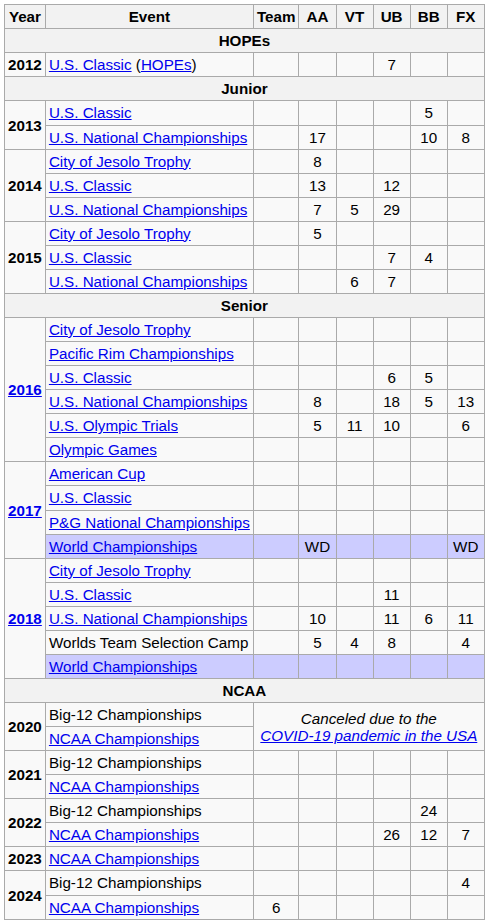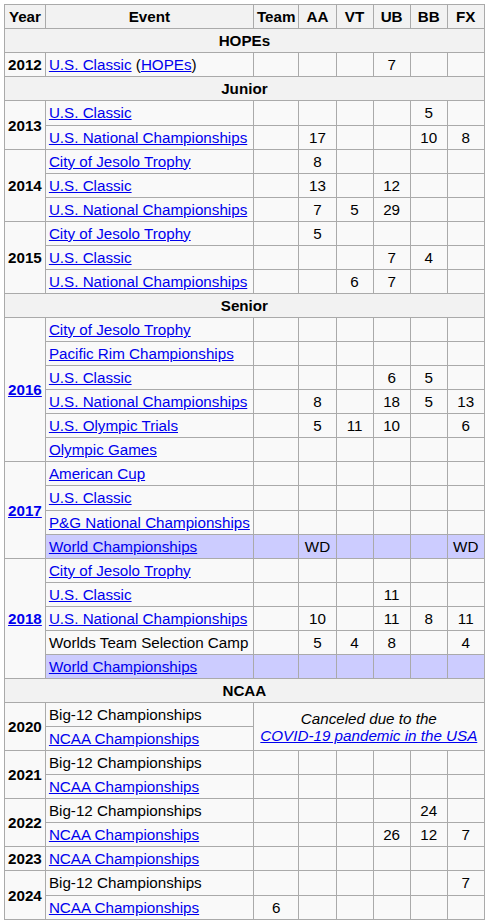(429, 618) 6 -> (429, 618) 8
(466, 883) 4 -> (466, 883) 7
